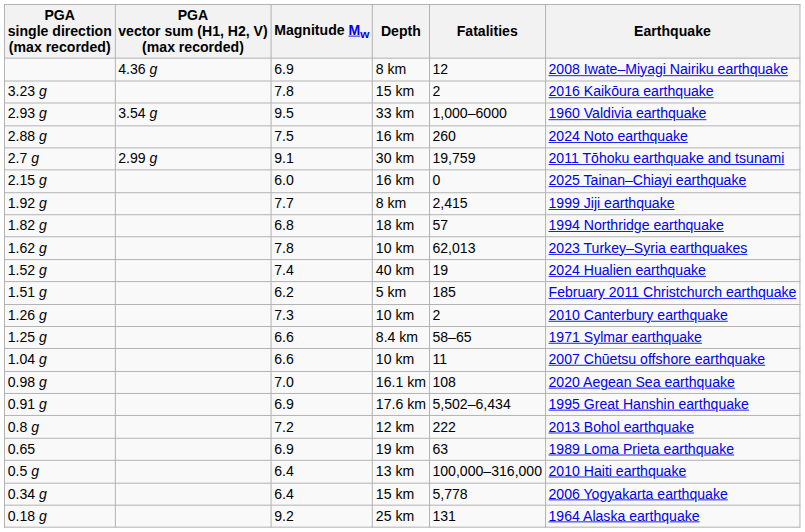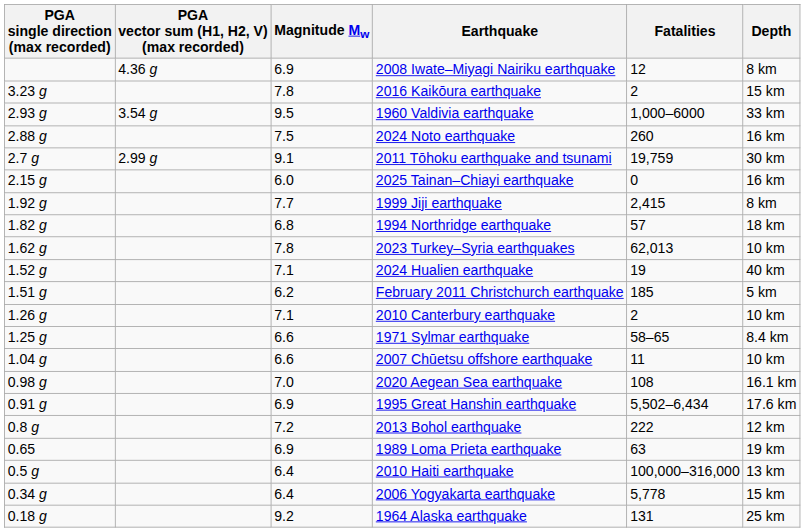columns swapped: (401, 31) <-> (672, 31)
(284, 270) 7.4 -> (284, 270) 7.1
(284, 315) 7.3 -> (284, 315) 7.1
